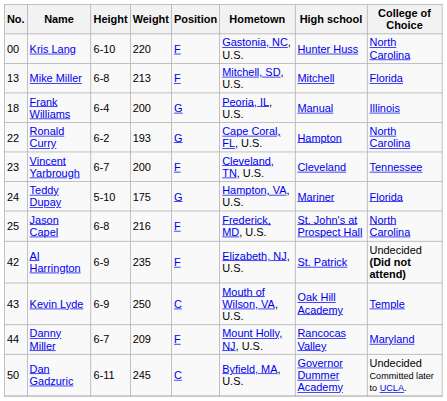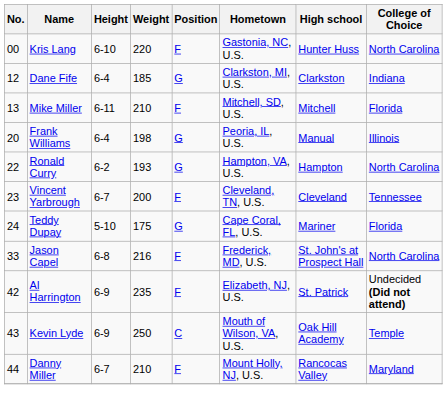+ row: (53, 78)
(101, 78) 6-8 -> (104, 108) 6-11
(142, 78) 213 -> (142, 108) 210
(13, 108) 18 -> (13, 138) 20
(142, 108) 200 -> (142, 138) 198
(251, 138) Cape Coral, FL, U.S. -> (256, 167) Hampton, VA, U.S.
(256, 197) Hampton, VA, U.S. -> (252, 226) Cape Coral, FL, U.S.
(13, 226) 25 -> (13, 256) 33
(142, 339) 209 -> (142, 369) 210
- row: (51, 375)
